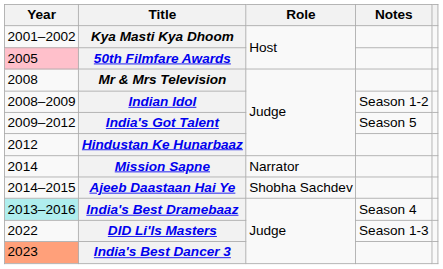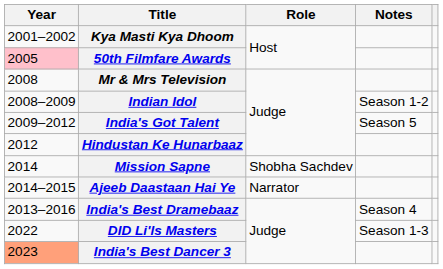(274, 166) Narrator -> (301, 166) Shobha Sachdev
(301, 187) Shobha Sachdev -> (274, 187) Narrator
(42, 209) paleturquoise background -> (42, 209) no background
